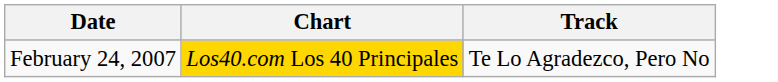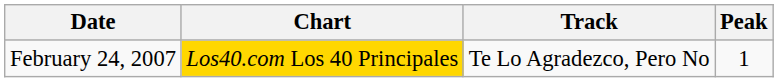+ column: (744, 22)
